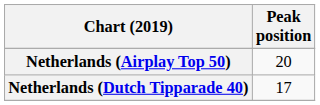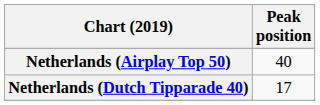(284, 61) 20 -> (284, 61) 40
